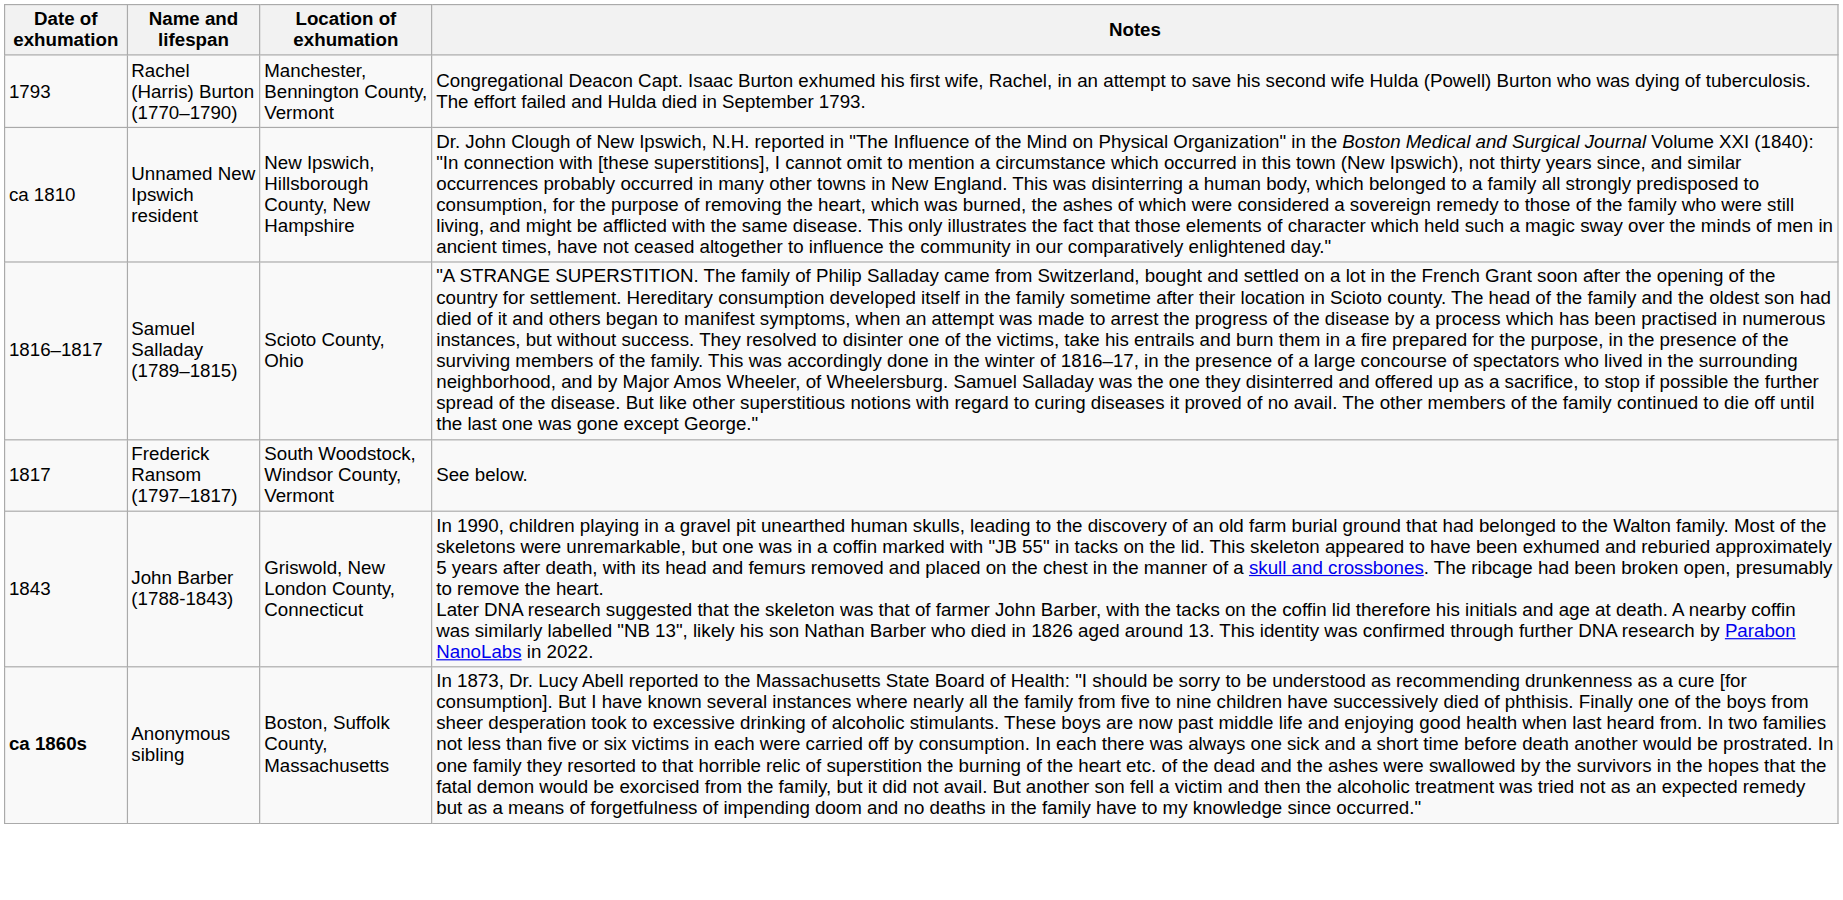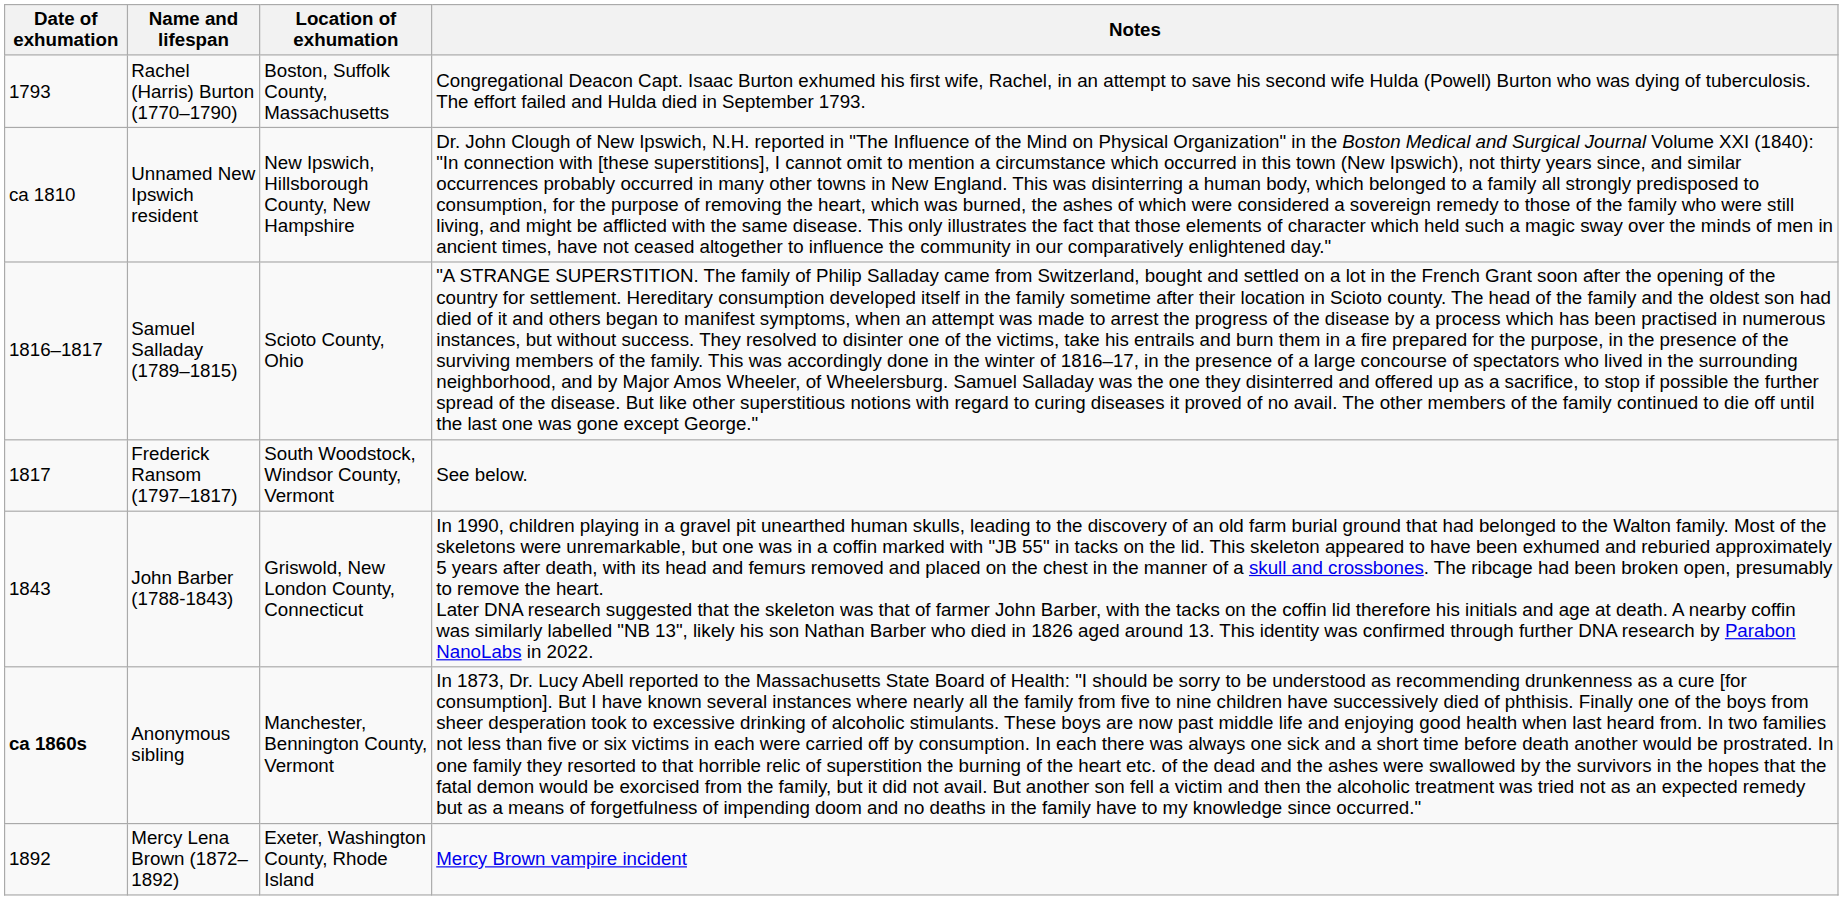(346, 91) Manchester, Bennington County, Vermont -> (327, 91) Boston, Suffolk County, Massachusetts
(327, 745) Boston, Suffolk County, Massachusetts -> (346, 745) Manchester, Bennington County, Vermont
+ row: (190, 858)
